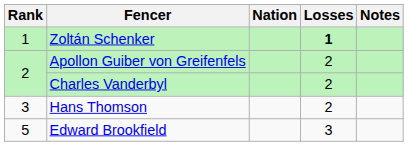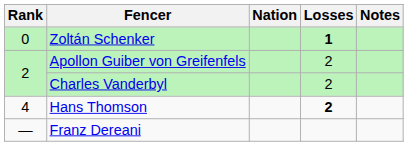(25, 38) 1 -> (25, 38) 0
(25, 107) 3 -> (25, 107) 4
(329, 107) normal -> (329, 107) bold
- row: (108, 130)
+ row: (95, 130)
